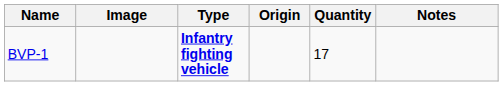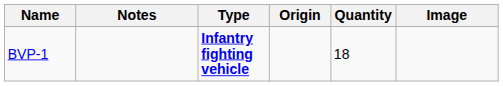columns swapped: (127, 15) <-> (437, 15)
(321, 53) 17 -> (342, 53) 18
